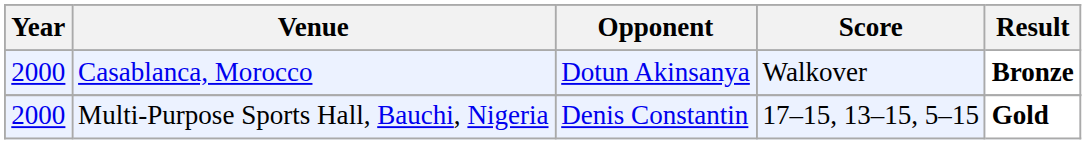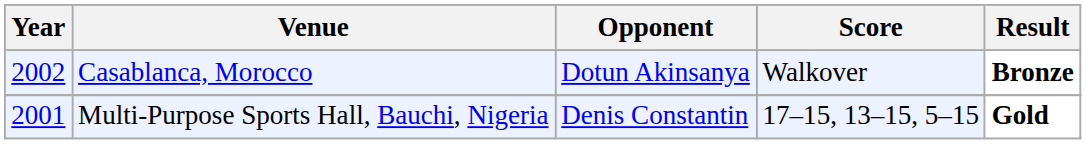(38, 71) 2000 -> (38, 71) 2002
(38, 116) 2000 -> (38, 116) 2001
